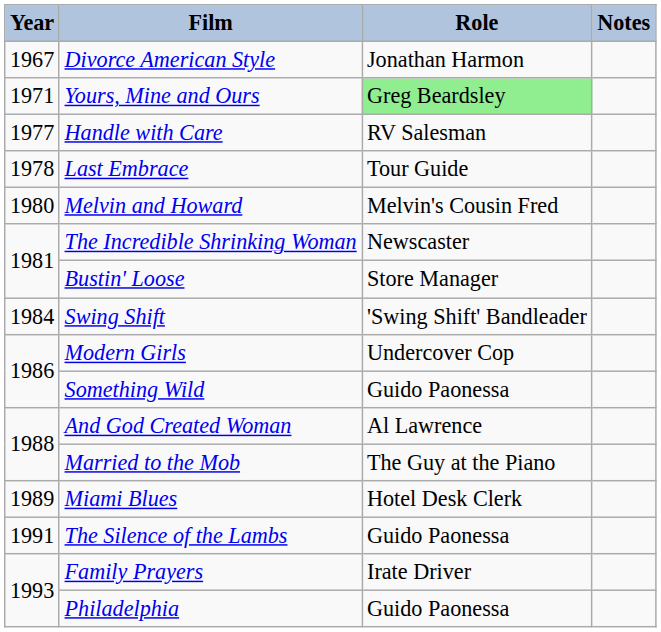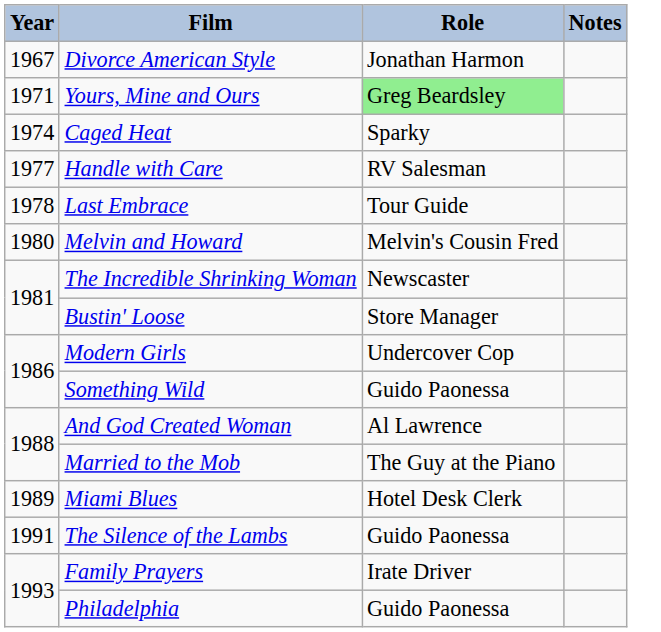+ row: (118, 132)
- row: (115, 315)
